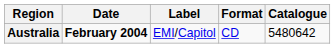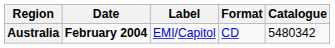(292, 33) 5480642 -> (292, 33) 5480342
